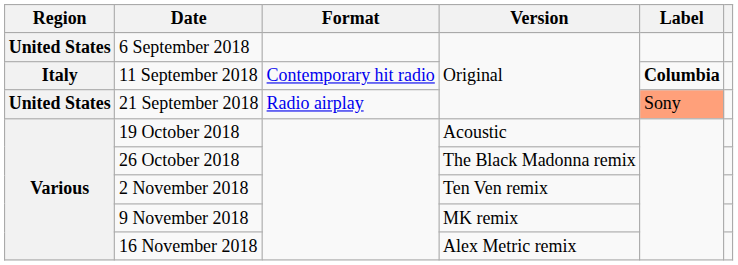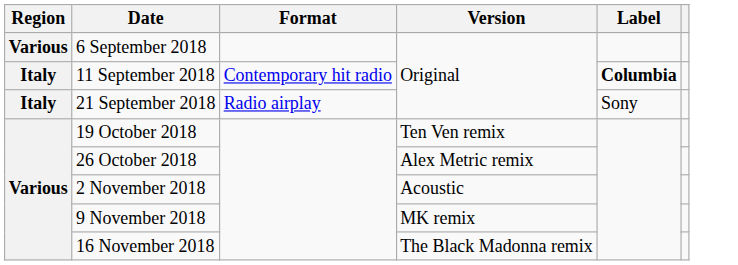(60, 47) United States -> (38, 47) Various
(60, 103) United States -> (38, 103) Italy
(662, 103) lightsalmon background -> (619, 103) no background
(475, 132) Acoustic -> (453, 132) Ten Ven remix
(539, 160) The Black Madonna remix -> (467, 160) Alex Metric remix
(496, 189) Ten Ven remix -> (432, 189) Acoustic
(510, 246) Alex Metric remix -> (496, 246) The Black Madonna remix
